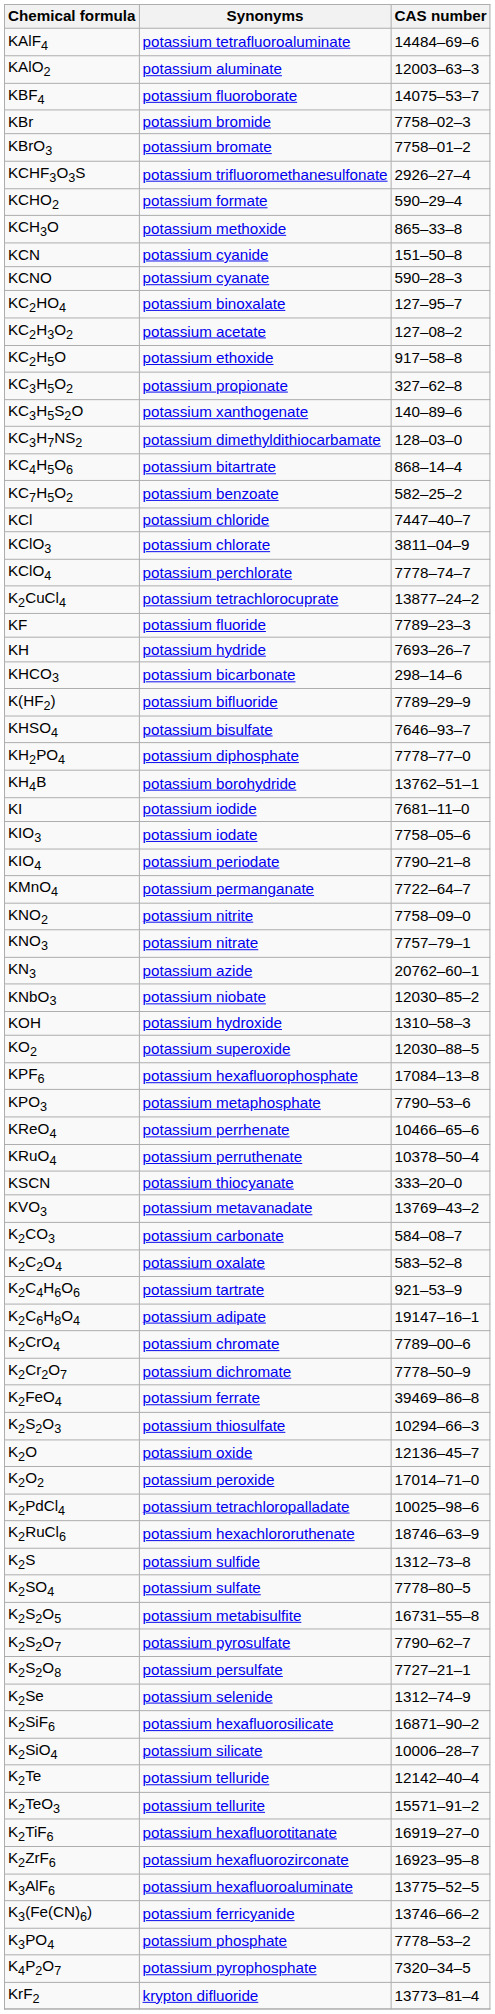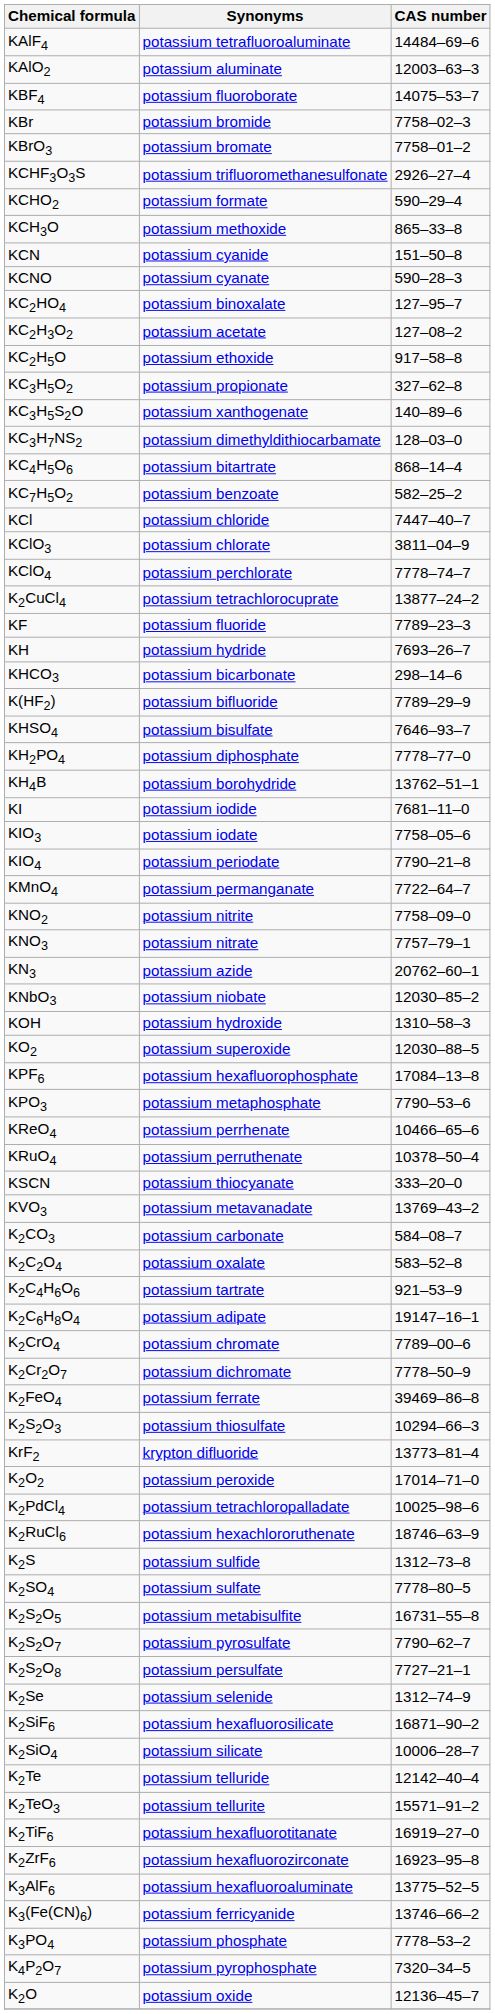rows swapped: (22, 1453) <-> (24, 1996)
